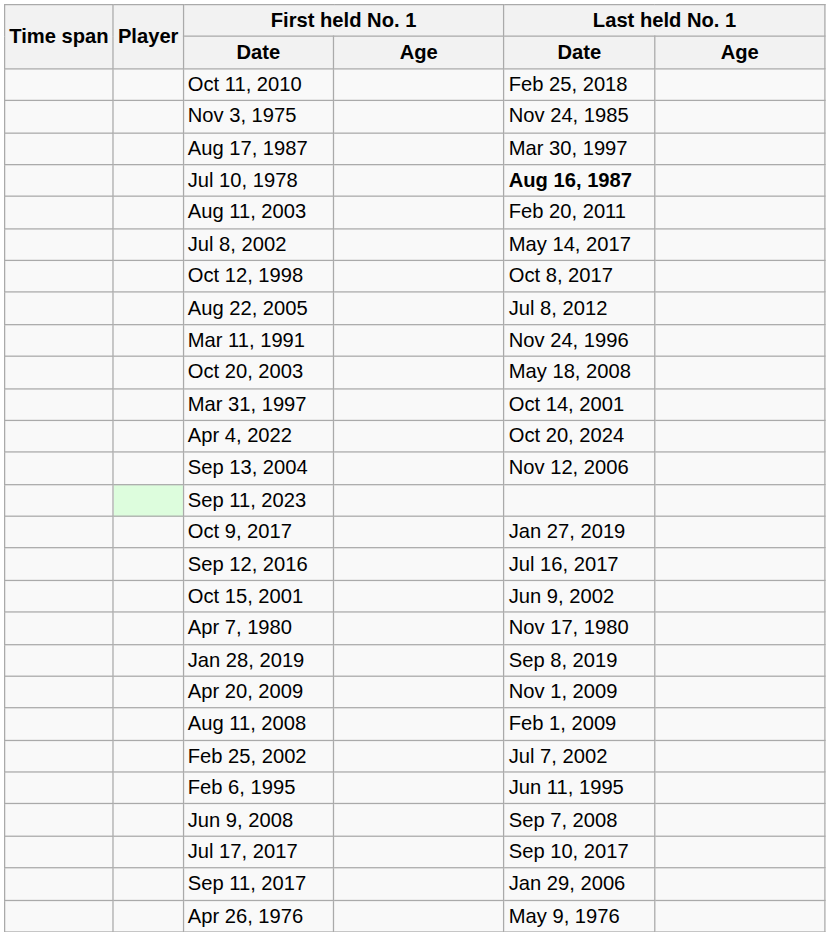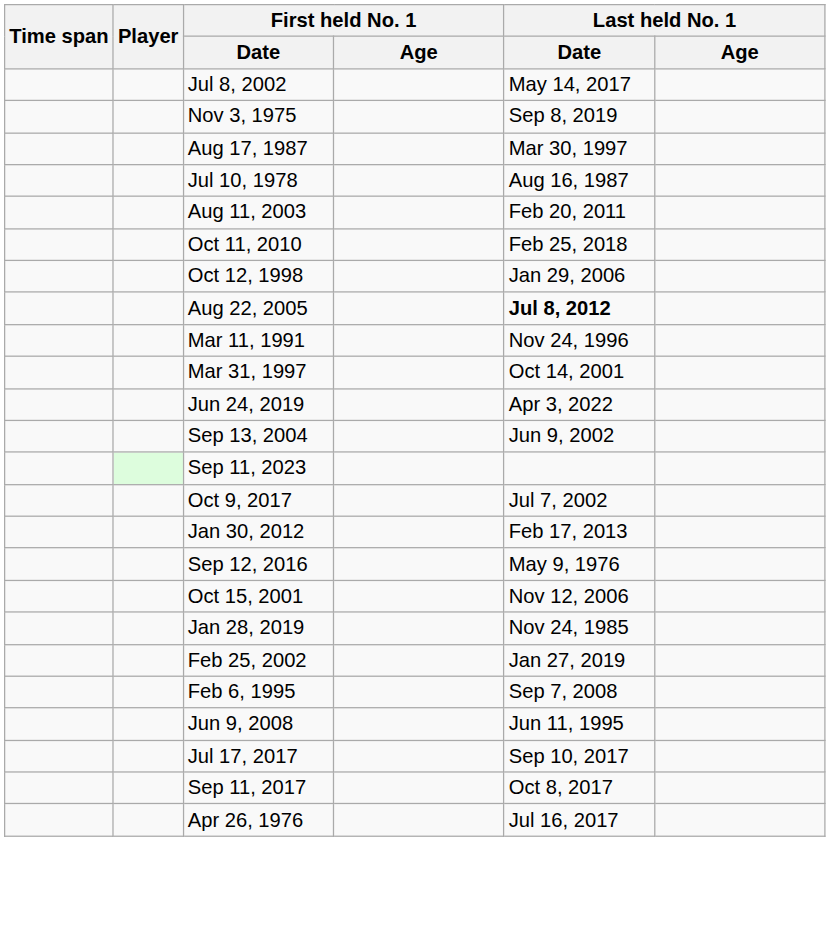rows swapped: (237, 244) <-> (245, 84)
(569, 116) Nov 24, 1985 -> (563, 116) Sep 8, 2019
(570, 180) bold -> (569, 180) normal
(561, 276) Oct 8, 2017 -> (567, 276) Jan 29, 2006
(558, 308) normal -> (560, 308) bold
- row: (245, 372)
+ row: (246, 404)
- row: (240, 436)
(569, 468) Nov 12, 2006 -> (561, 436) Jun 9, 2002
(567, 532) Jan 27, 2019 -> (558, 500) Jul 7, 2002
+ row: (246, 532)
(564, 564) Jul 16, 2017 -> (564, 564) May 9, 1976
(561, 595) Jun 9, 2002 -> (569, 595) Nov 12, 2006
- row: (240, 627)
(563, 659) Sep 8, 2019 -> (569, 627) Nov 24, 1985
- row: (245, 691)
- row: (247, 723)
(558, 755) Jul 7, 2002 -> (567, 659) Jan 27, 2019
(566, 787) Jun 11, 1995 -> (563, 691) Sep 7, 2008
(563, 819) Sep 7, 2008 -> (566, 723) Jun 11, 1995
(567, 883) Jan 29, 2006 -> (561, 787) Oct 8, 2017
(564, 915) May 9, 1976 -> (564, 819) Jul 16, 2017
